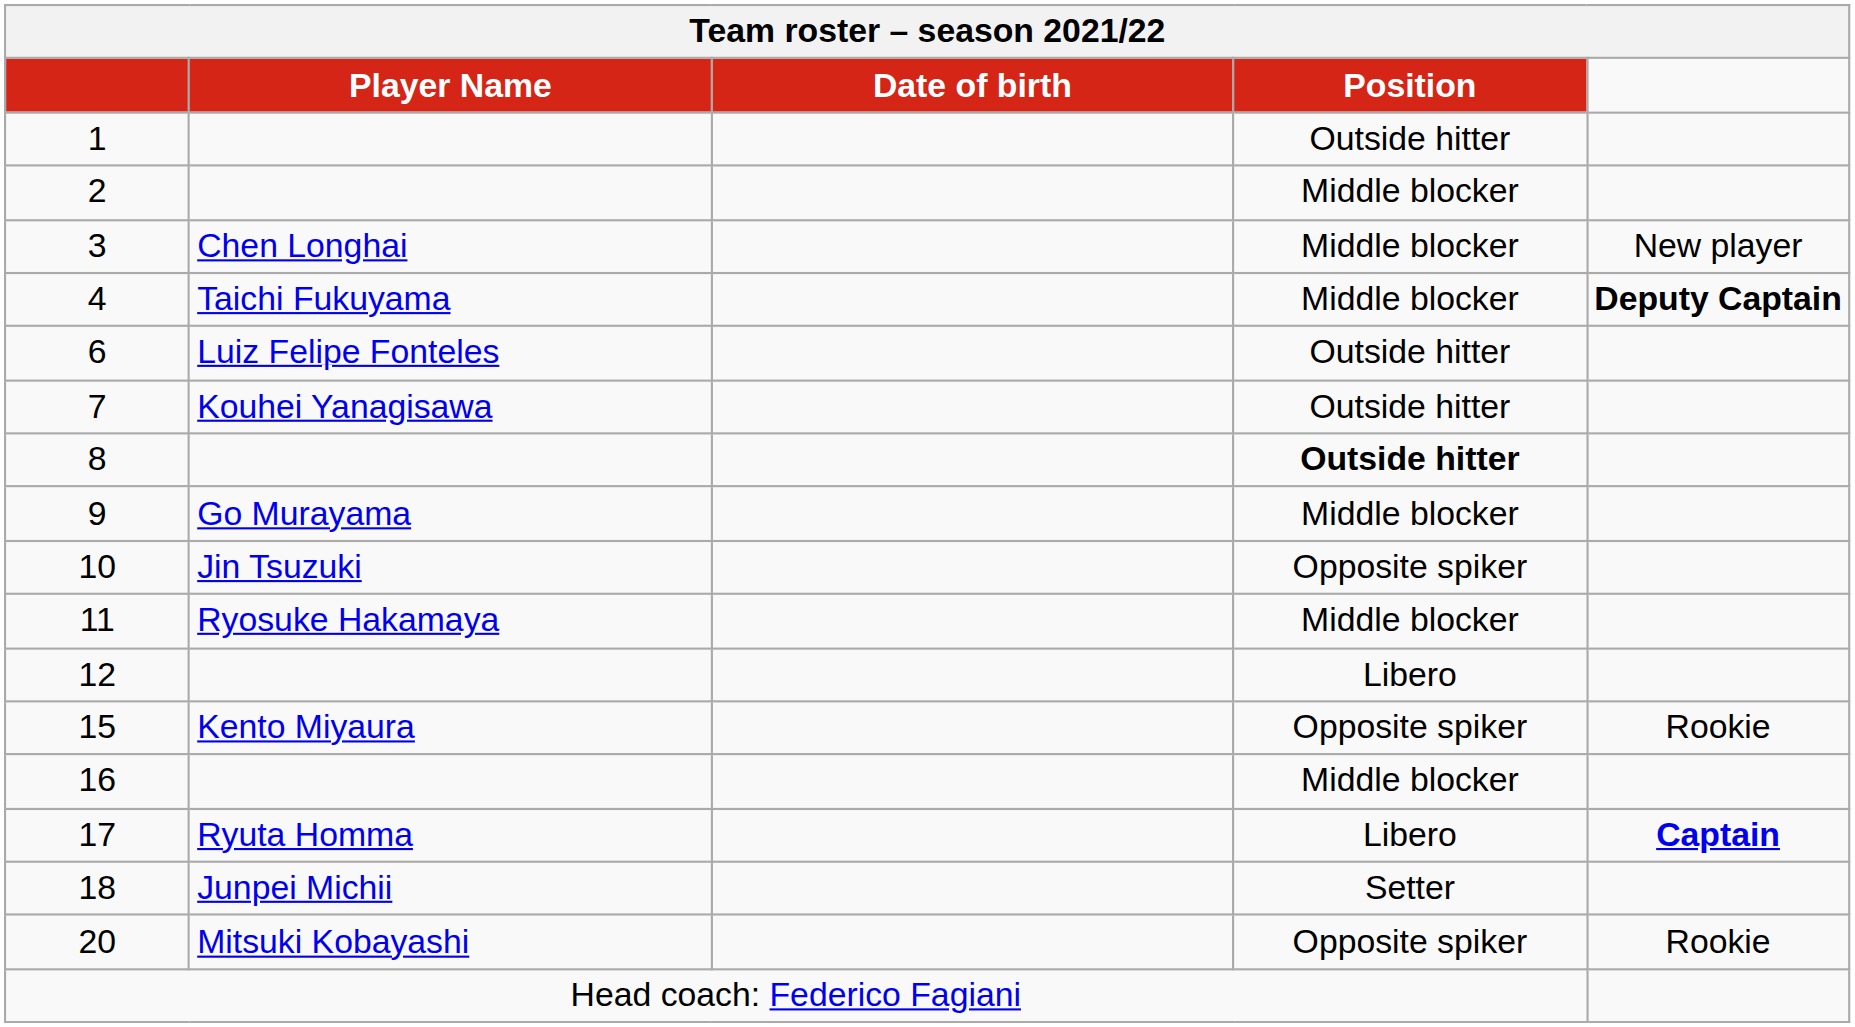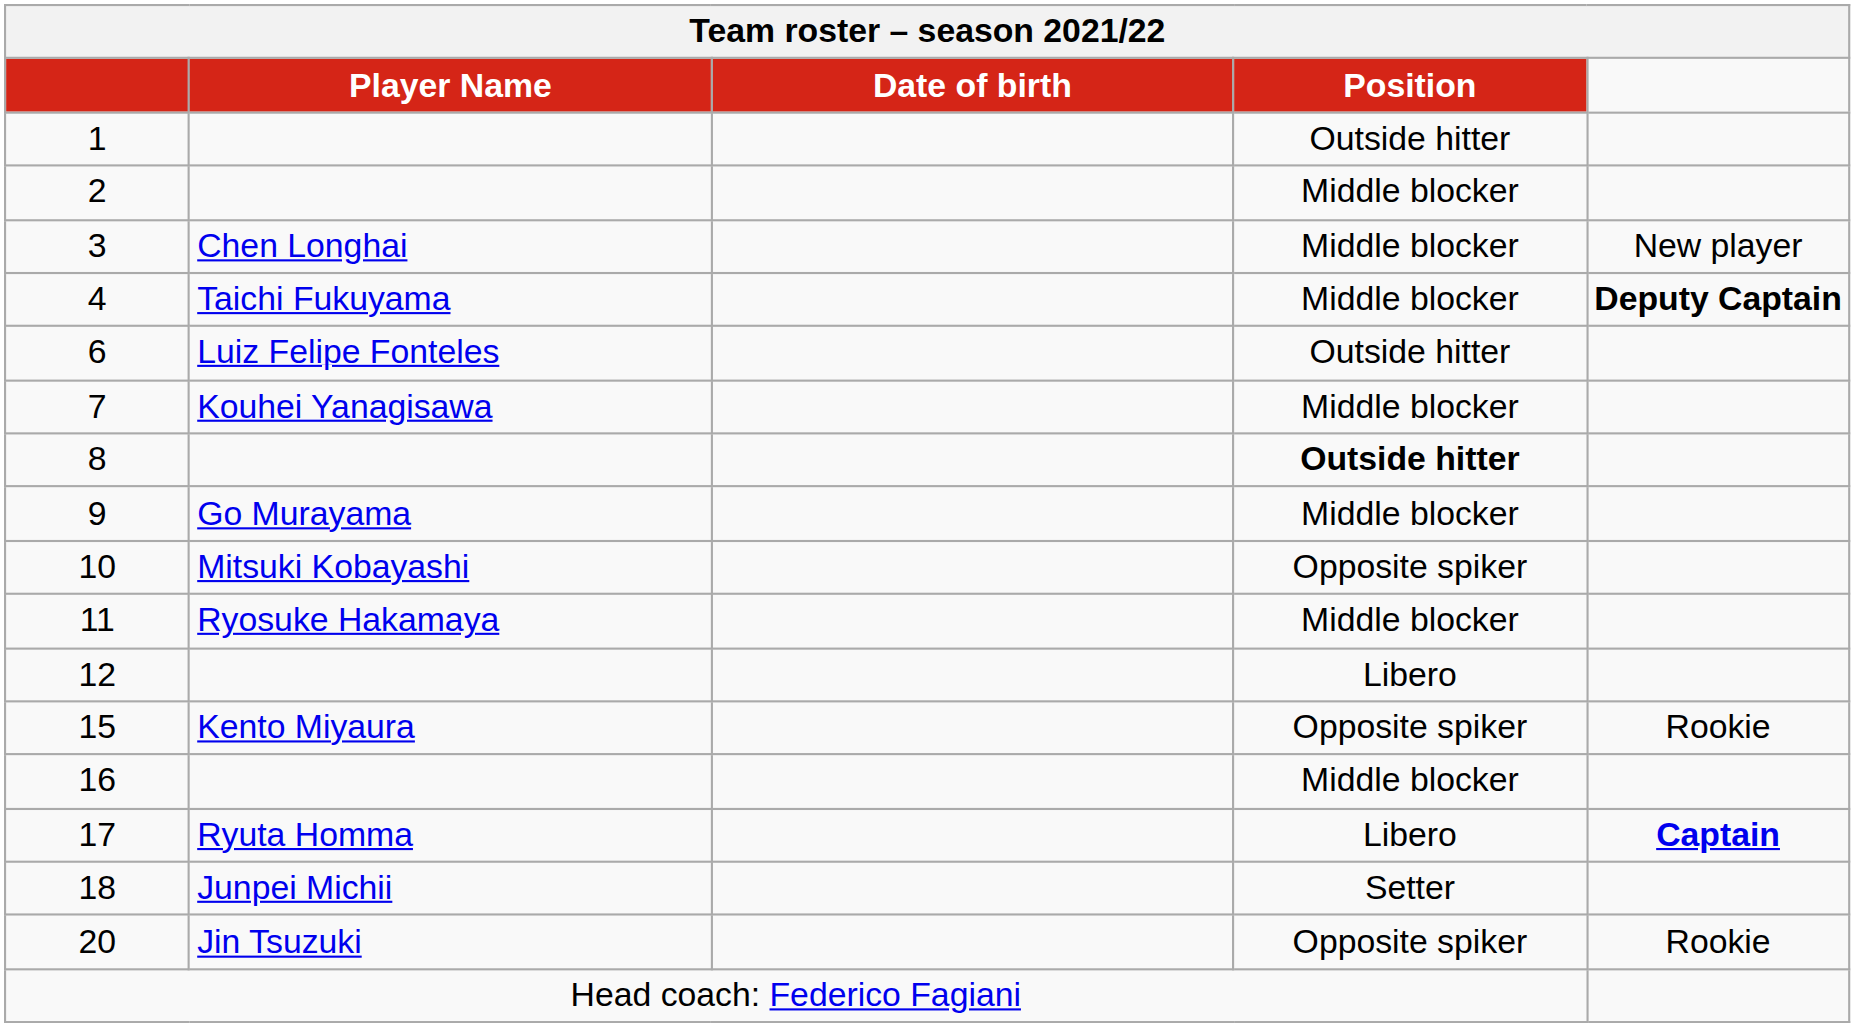(1410, 406) Outside hitter -> (1410, 406) Middle blocker
(279, 566) Jin Tsuzuki -> (333, 566) Mitsuki Kobayashi
(333, 941) Mitsuki Kobayashi -> (279, 941) Jin Tsuzuki
